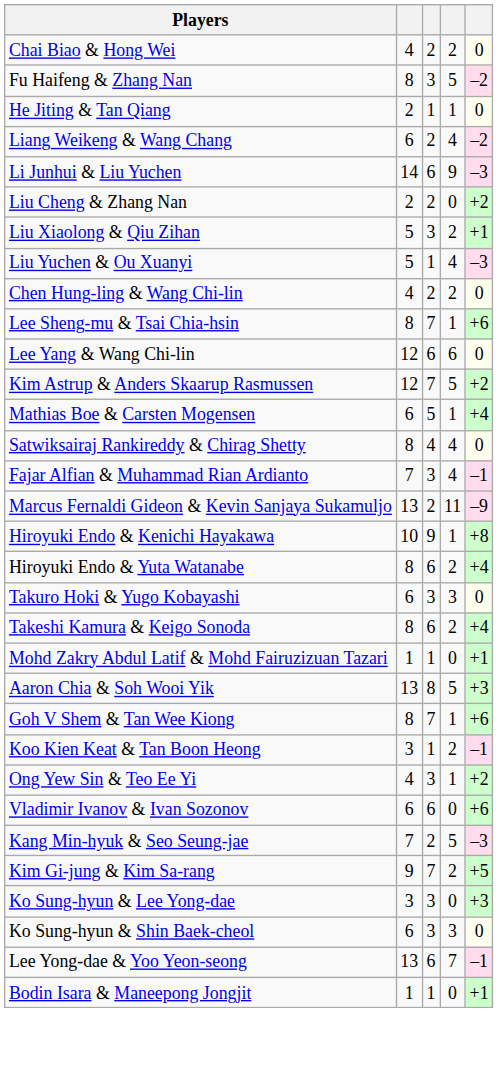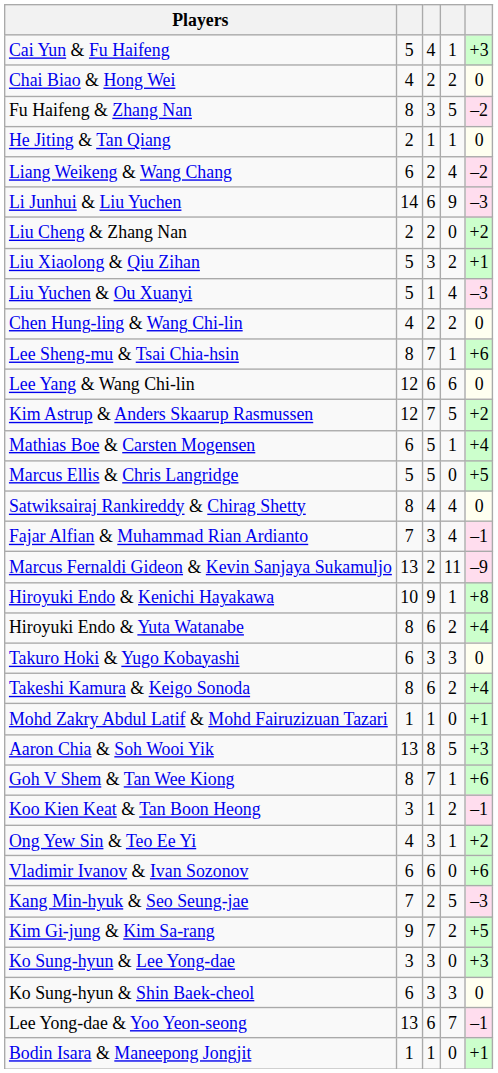+ row: (89, 50)
+ row: (124, 475)
